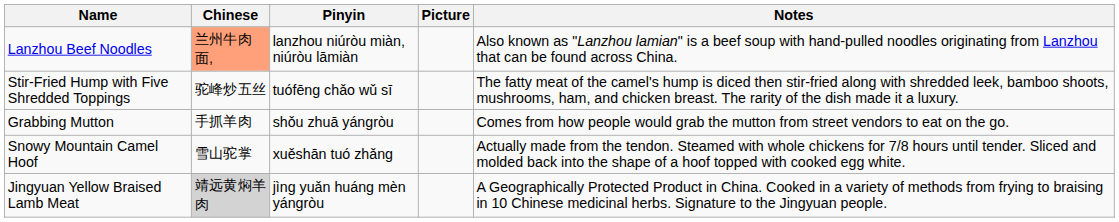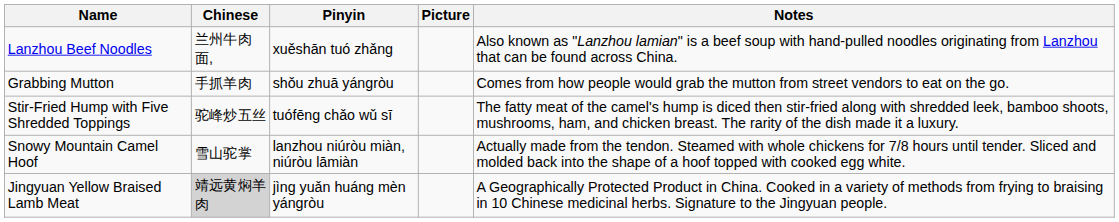(223, 48) lightsalmon background -> (223, 48) no background
(339, 49) lanzhou niúròu miàn, niúròu lāmiàn -> (333, 49) xuěshān tuó zhǎng
rows swapped: (61, 122) <-> (88, 90)
(333, 154) xuěshān tuó zhǎng -> (339, 154) lanzhou niúròu miàn, niúròu lāmiàn
